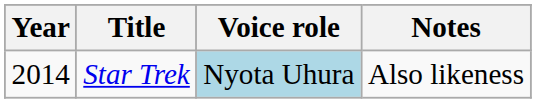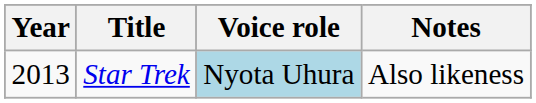(41, 73) 2014 -> (41, 73) 2013
